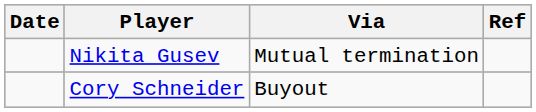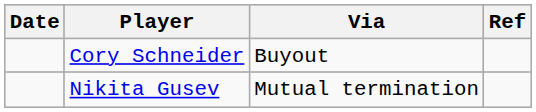rows swapped: (157, 90) <-> (145, 56)
